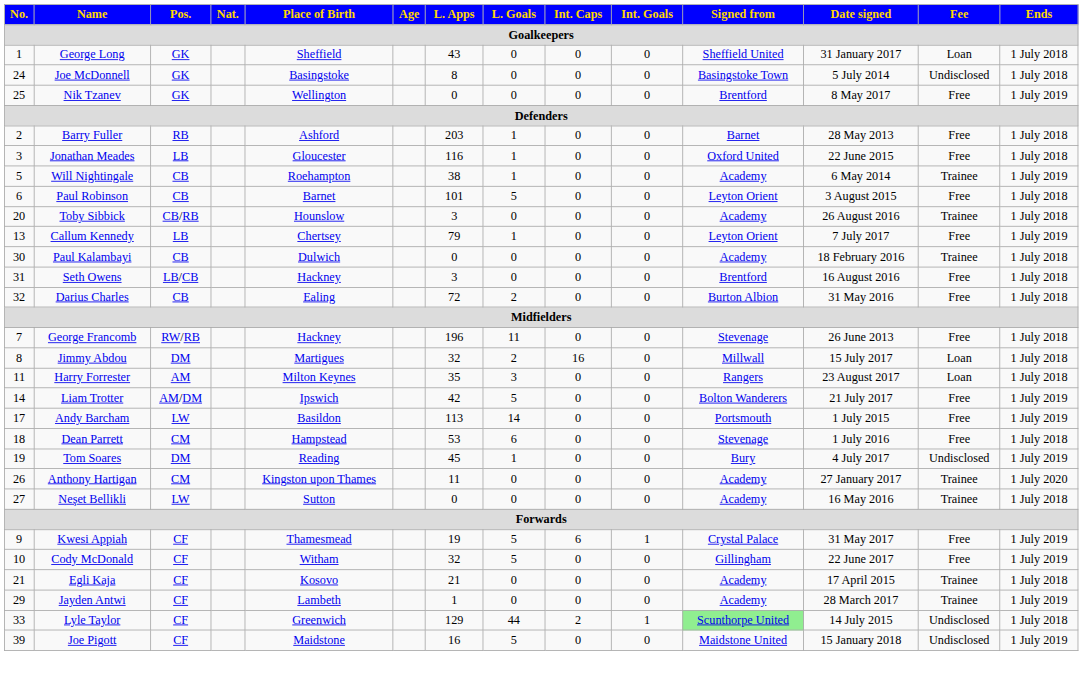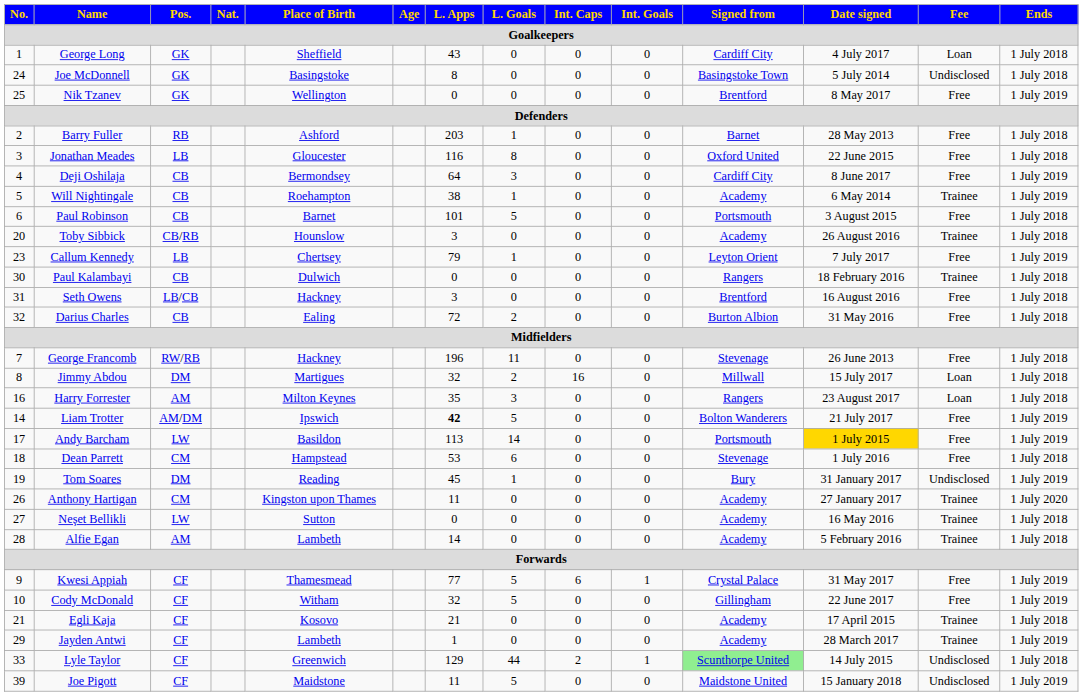(743, 55) Sheffield United -> (743, 55) Cardiff City
(861, 55) 31 January 2017 -> (861, 55) 4 July 2017
(514, 156) 1 -> (514, 156) 8
+ row: (92, 176)
(743, 196) Leyton Orient -> (743, 216) Portsmouth
(19, 237) 13 -> (19, 257) 23
(743, 257) Academy -> (743, 277) Rangers
(19, 378) 11 -> (19, 398) 16
(454, 398) normal -> (454, 418) bold
(861, 418) no background -> (861, 438) gold background
(861, 459) 4 July 2017 -> (861, 479) 31 January 2017
+ row: (92, 539)
(454, 539) 19 -> (454, 580) 77
(454, 640) 16 -> (454, 681) 11
